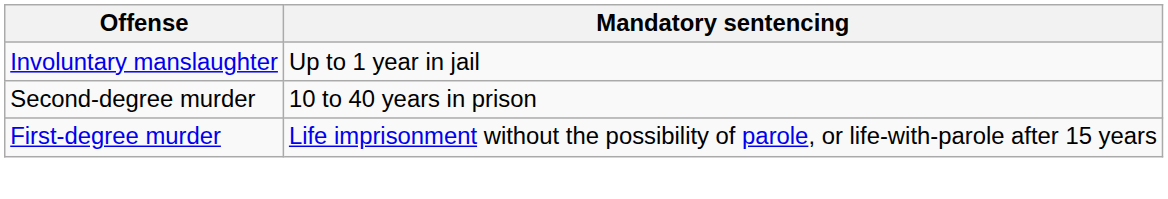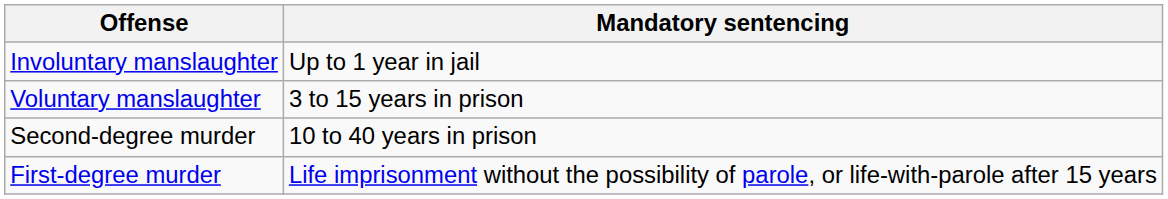+ row: (135, 99)
